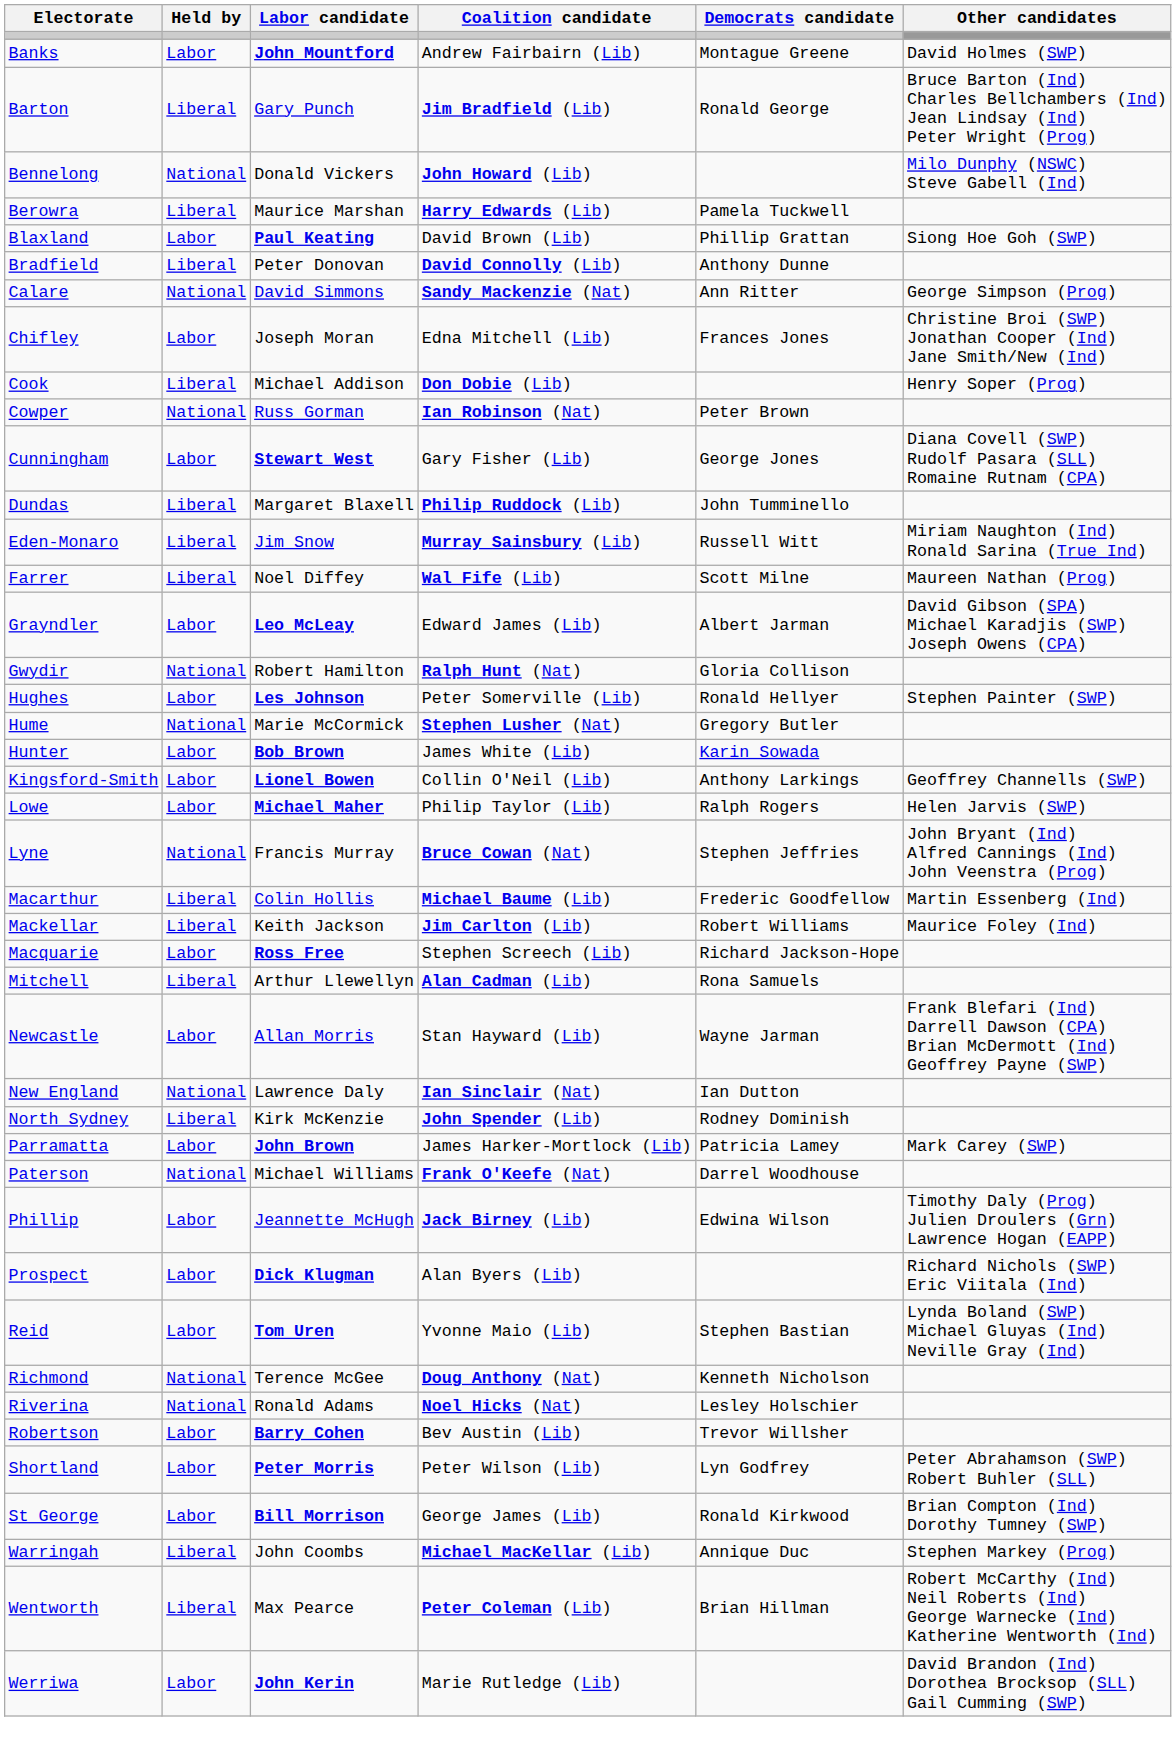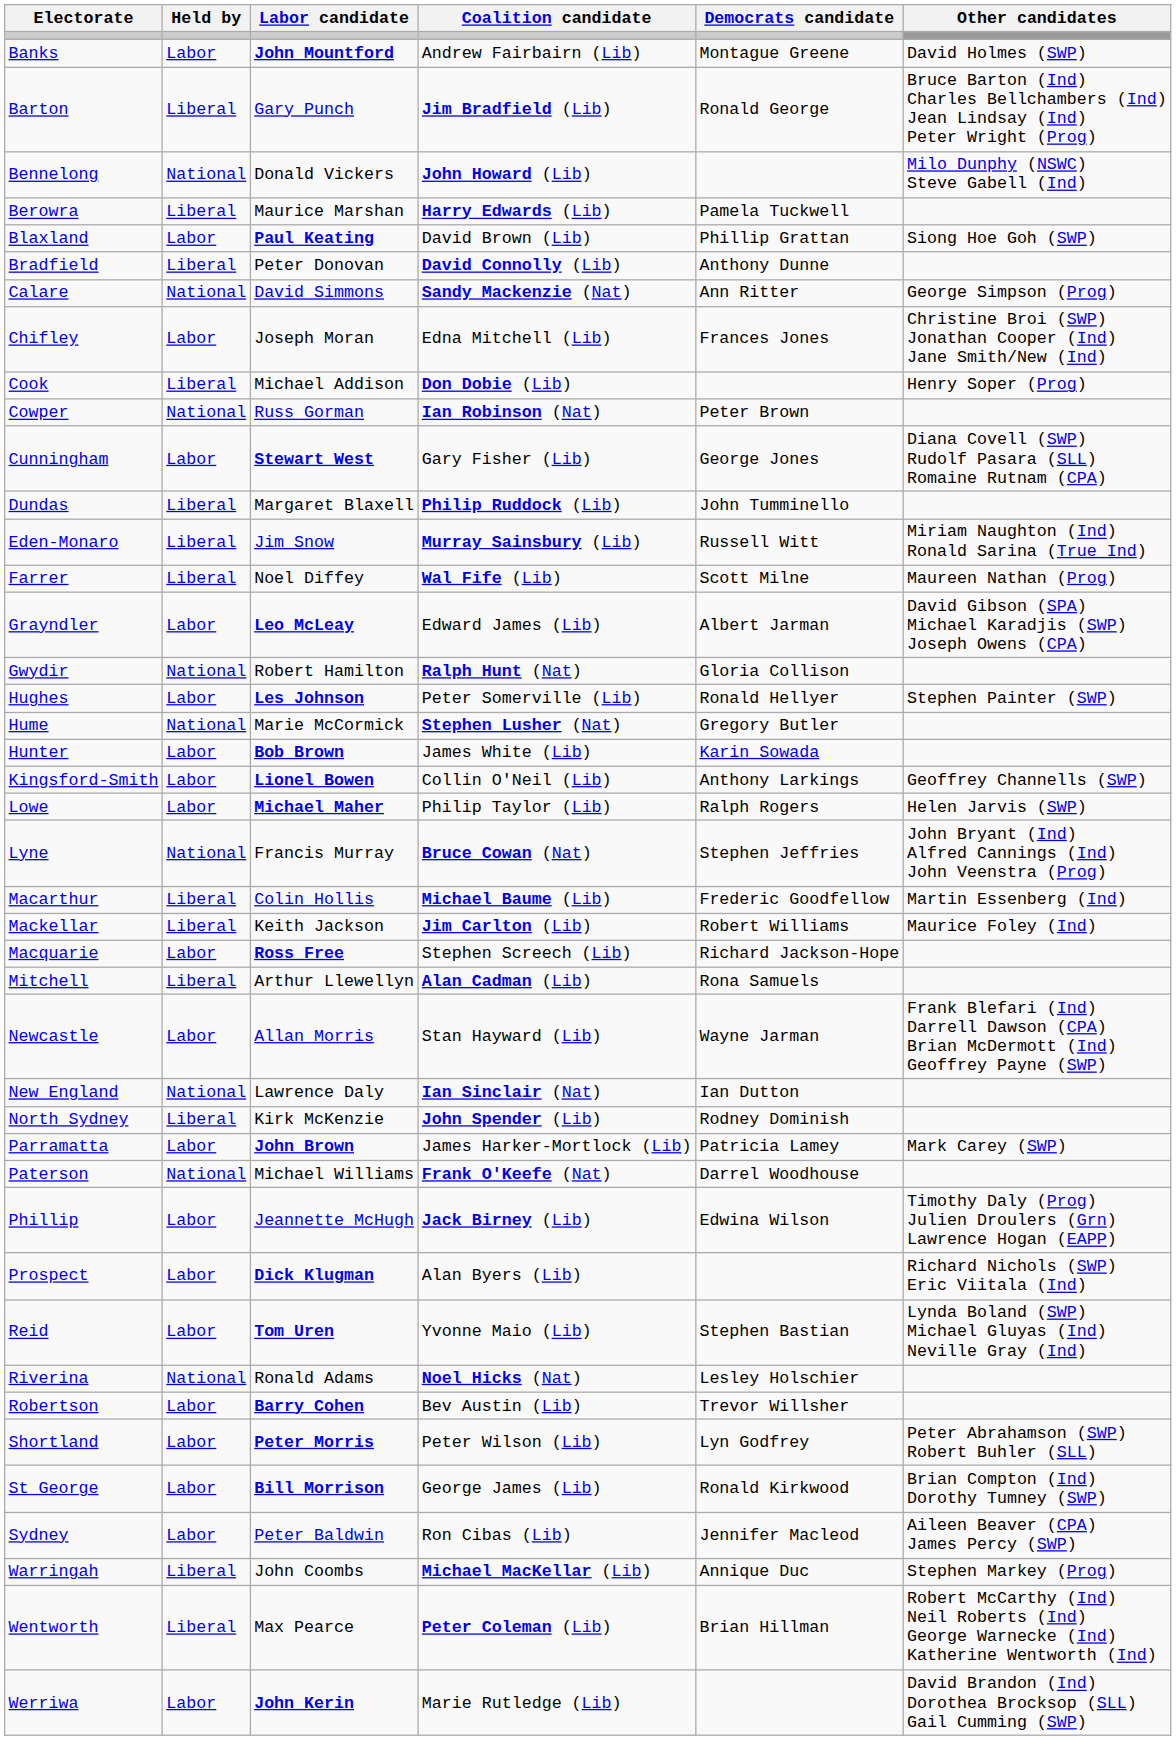- row: (49, 1379)
+ row: (39, 1535)
